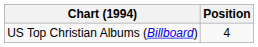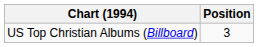(227, 33) 4 -> (227, 33) 3
